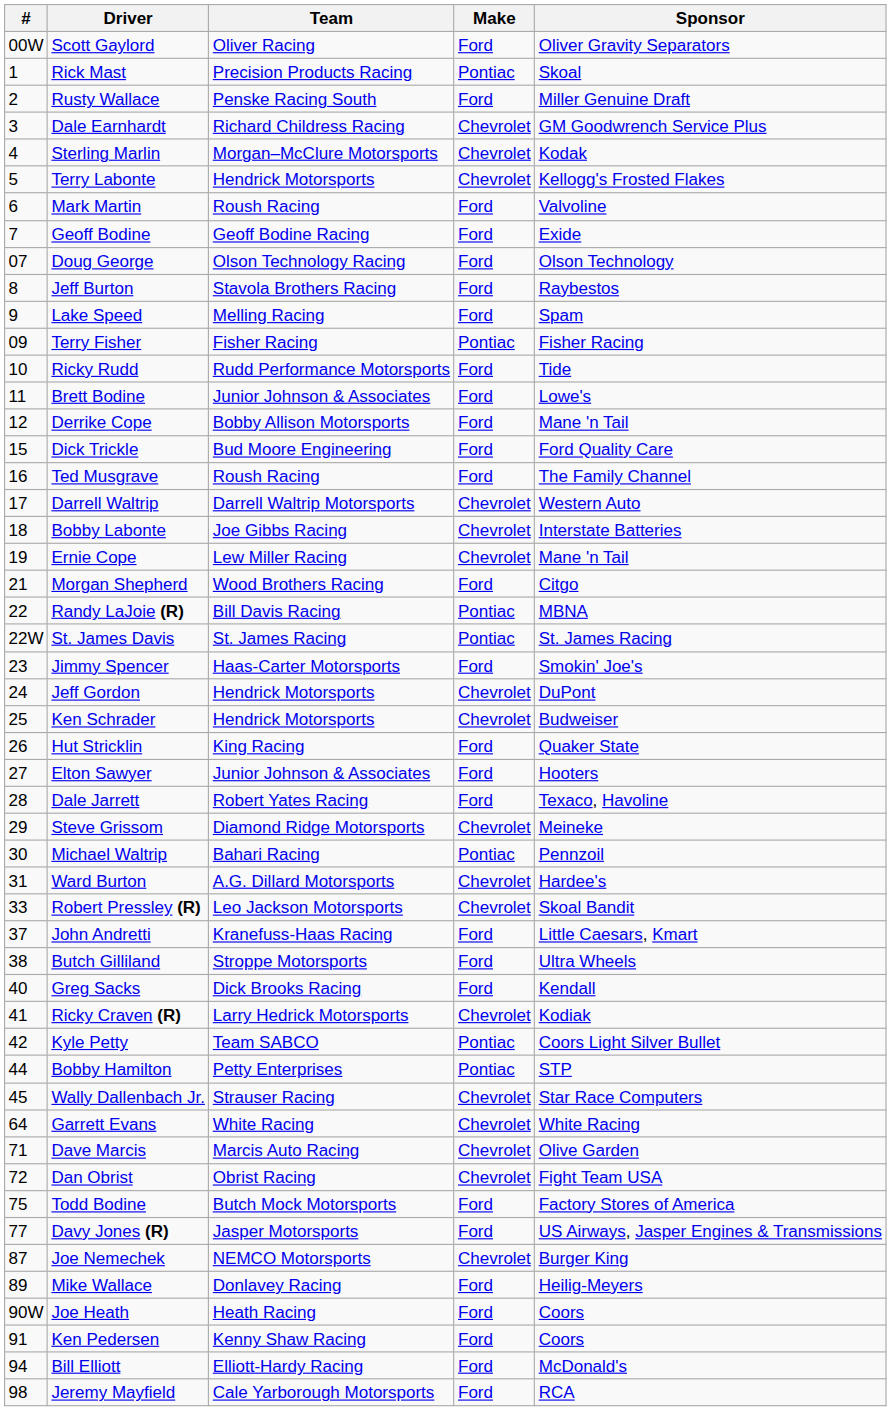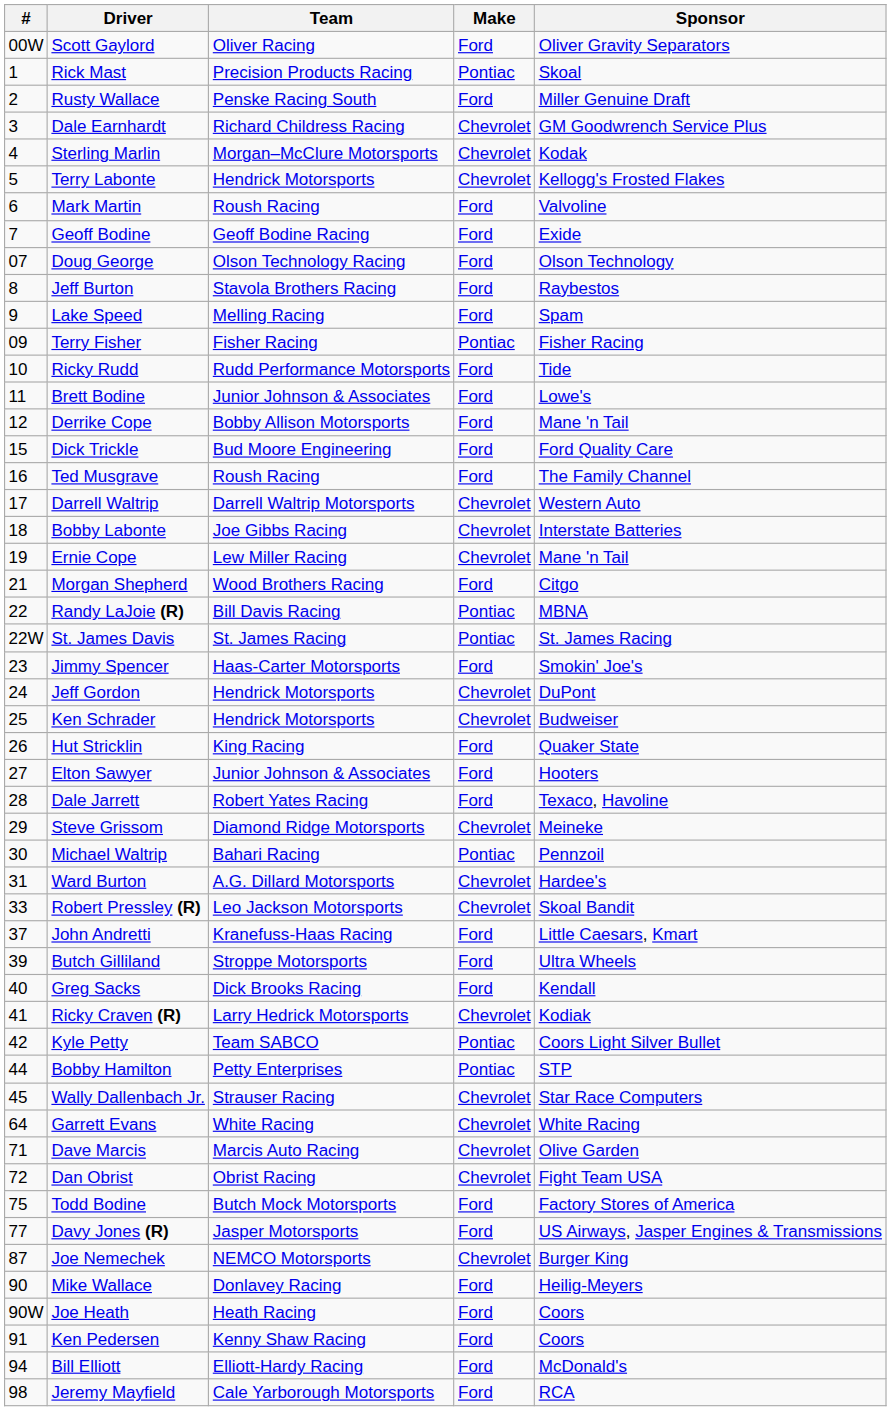(18, 961) 38 -> (18, 961) 39
(18, 1285) 89 -> (18, 1285) 90
